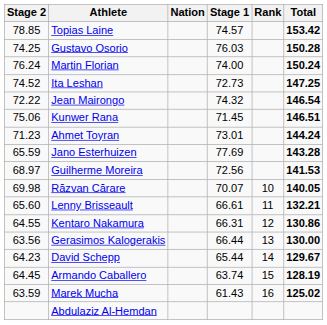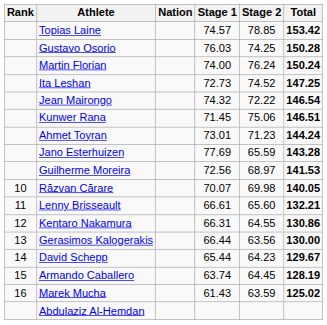columns swapped: (268, 13) <-> (27, 13)
